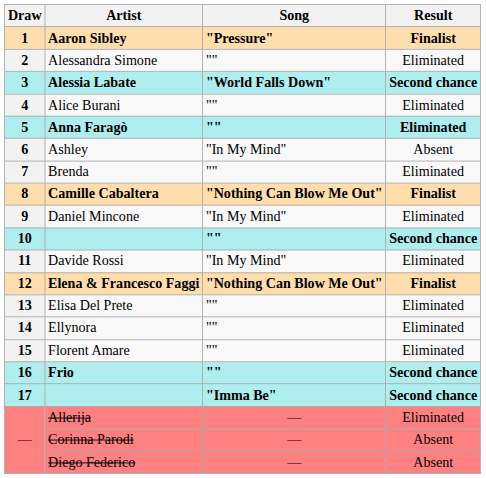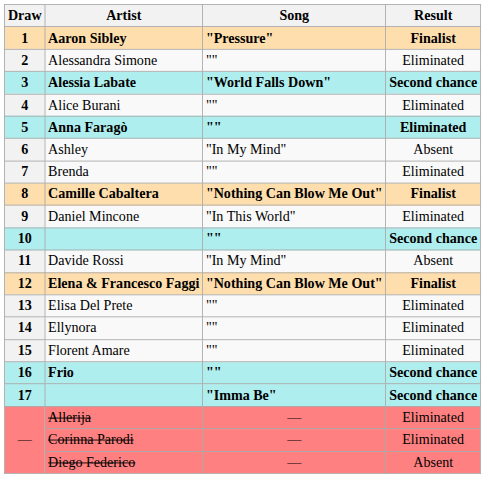(246, 216) "In My Mind" -> (251, 216) "In This World"
(433, 261) Eliminated -> (433, 261) Absent
(433, 439) Absent -> (433, 439) Eliminated
